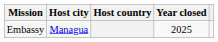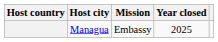columns swapped: (122, 12) <-> (26, 12)
